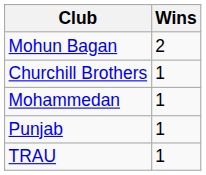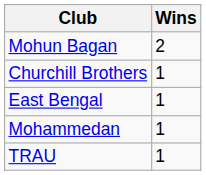+ row: (56, 101)
- row: (36, 128)
